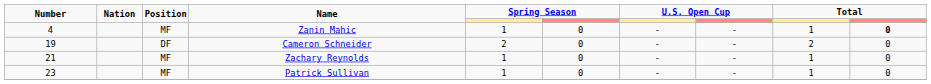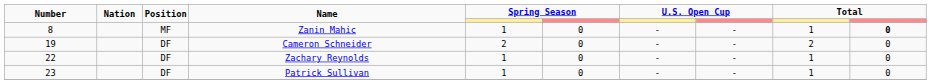(50, 30) 4 -> (50, 30) 8
(50, 58) 21 -> (50, 58) 22
(166, 58) MF -> (166, 58) DF
(166, 72) MF -> (166, 72) DF
